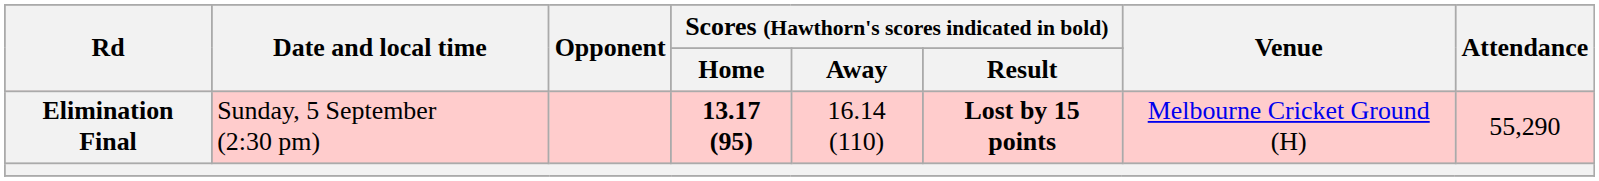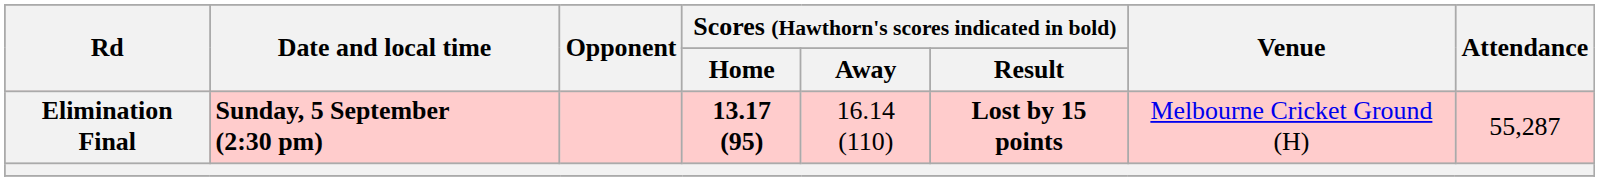(327, 127) normal -> (332, 127) bold
(1525, 127) 55,290 -> (1525, 127) 55,287
